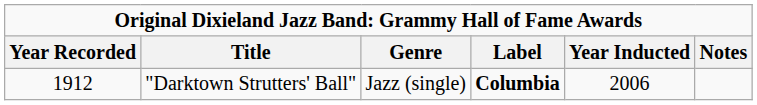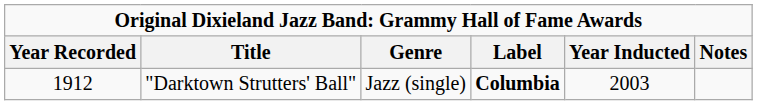(630, 83) 2006 -> (630, 83) 2003
